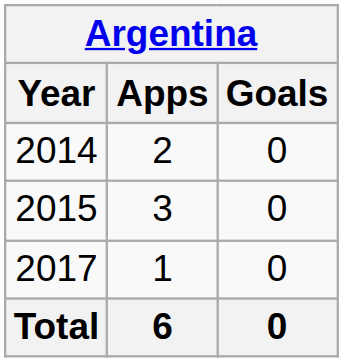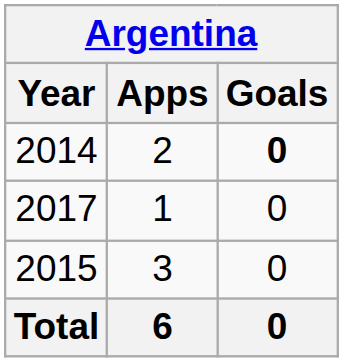(277, 151) normal -> (277, 151) bold
rows swapped: (56, 209) <-> (56, 268)
